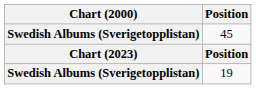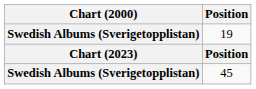rows swapped: (227, 34) <-> (227, 73)
